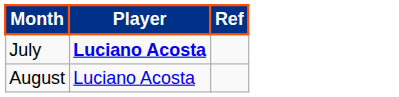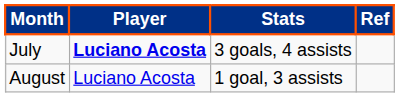+ column: (283, 19)
